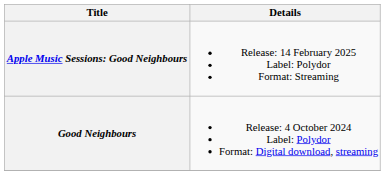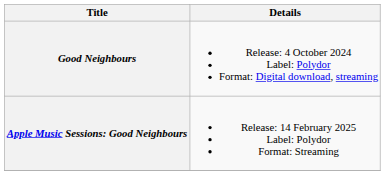rows swapped: (97, 133) <-> (97, 58)
